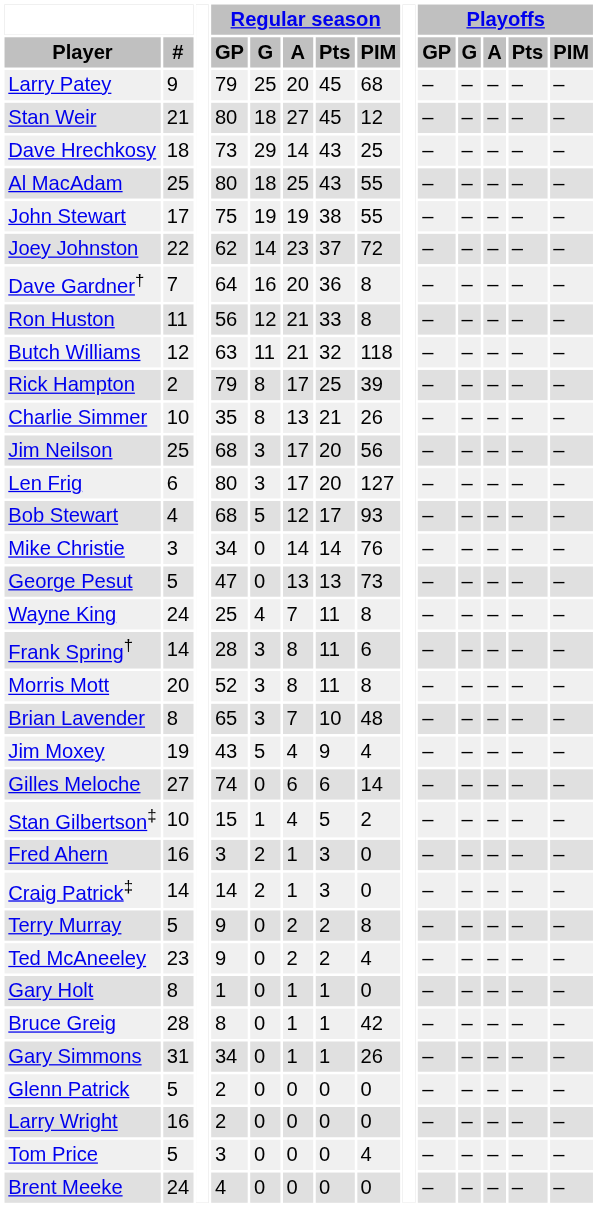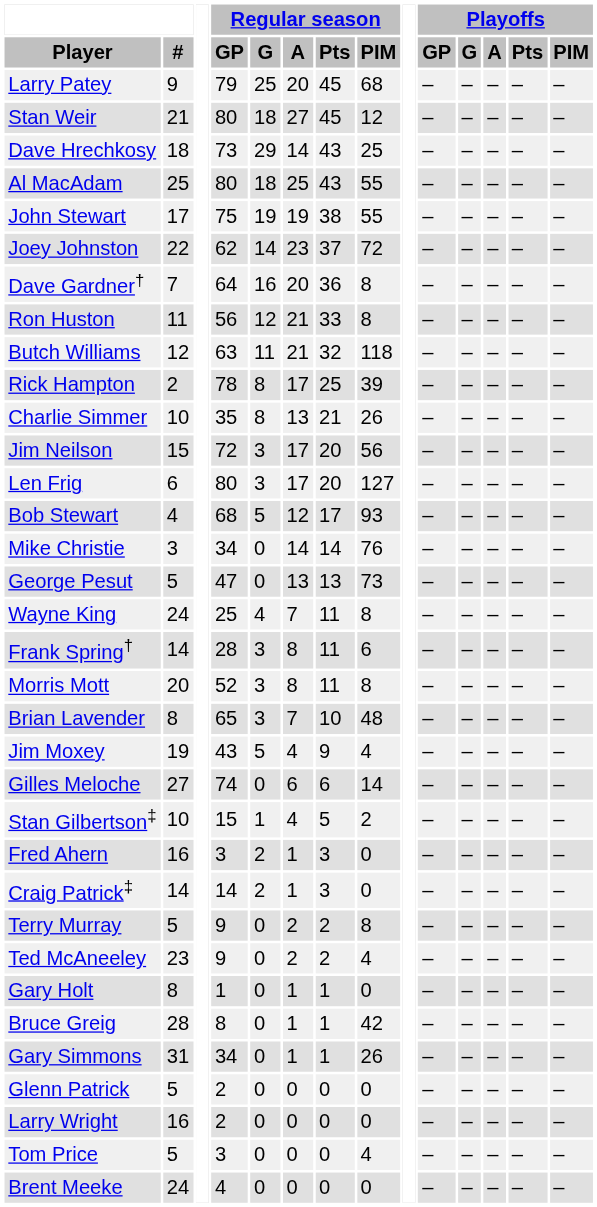(226, 385) 79 -> (226, 385) 78
(178, 450) 25 -> (178, 450) 15
(226, 450) 68 -> (226, 450) 72
